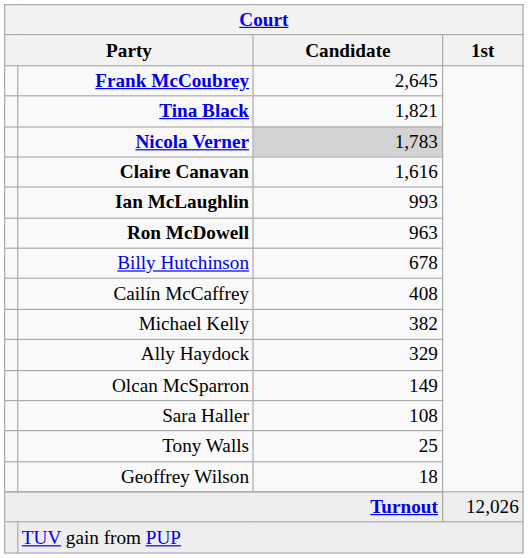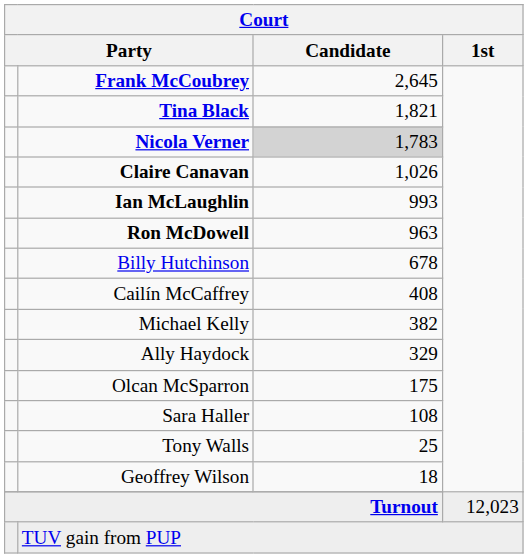(416, 171) 1,616 -> (416, 171) 1,026
(423, 385) 149 -> (423, 385) 175
(492, 506) 12,026 -> (492, 506) 12,023
